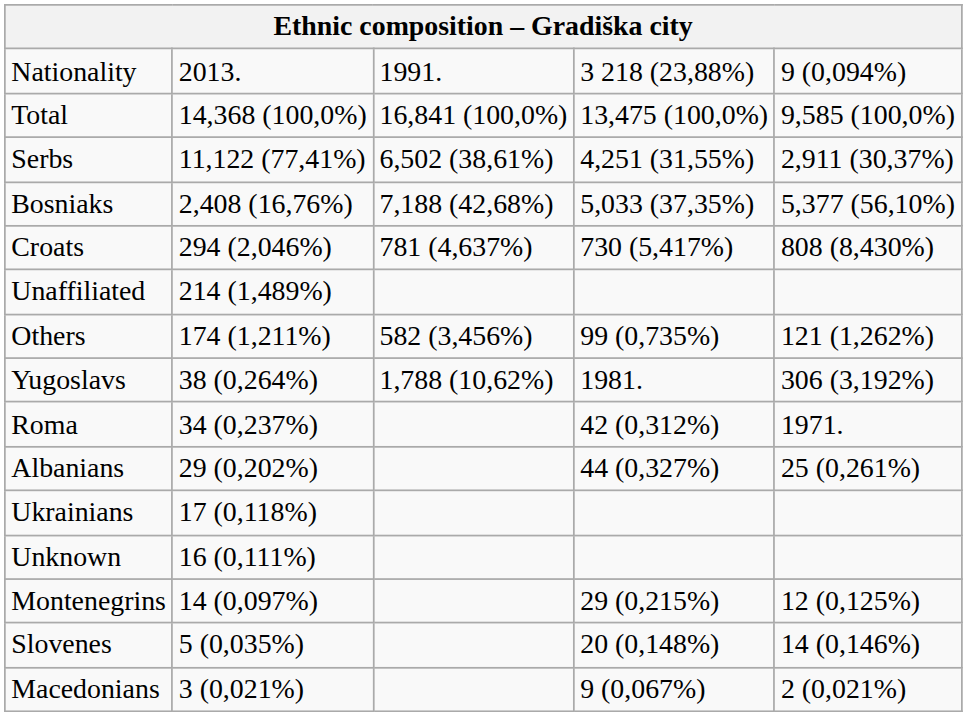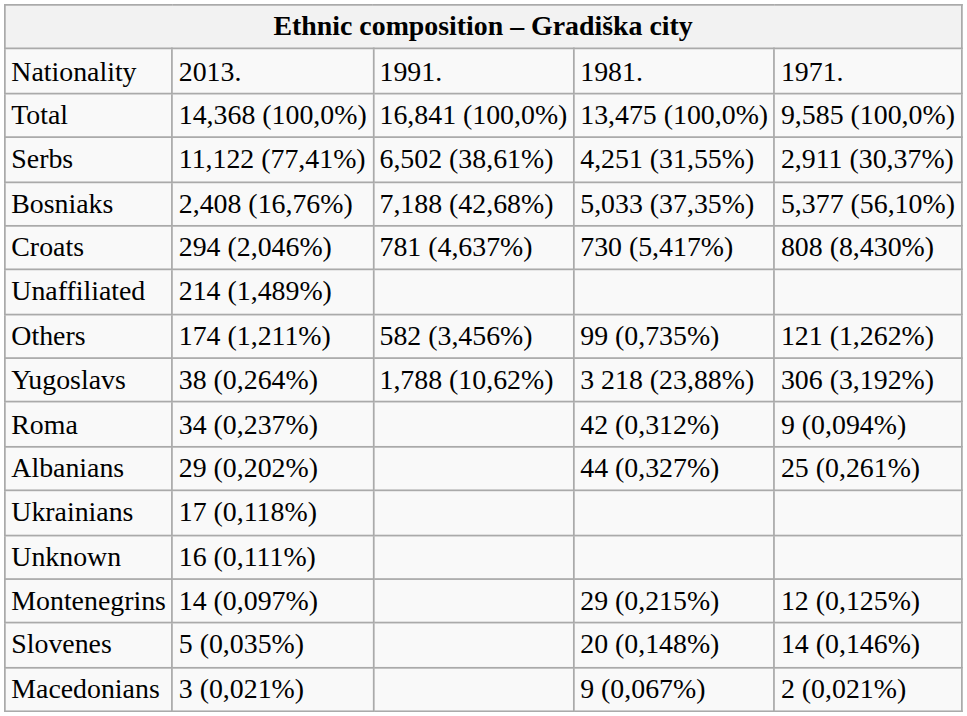(667, 70) 3 218 (23,88%) -> (612, 70) 1981.
(844, 70) 9 (0,094%) -> (812, 70) 1971.
(612, 379) 1981. -> (667, 379) 3 218 (23,88%)
(812, 423) 1971. -> (844, 423) 9 (0,094%)
